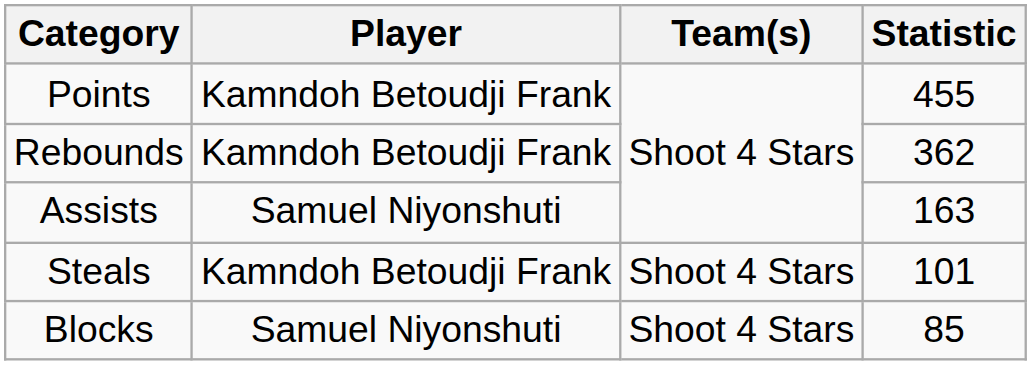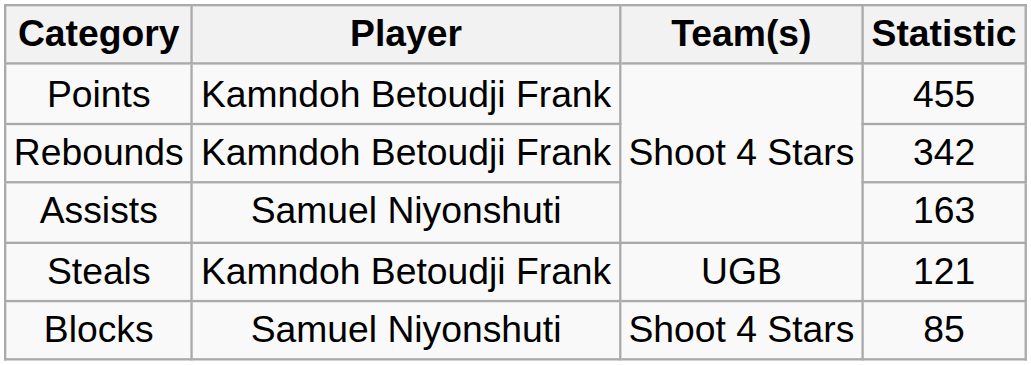(944, 152) 362 -> (944, 152) 342
(741, 270) Shoot 4 Stars -> (741, 270) UGB
(944, 270) 101 -> (944, 270) 121
